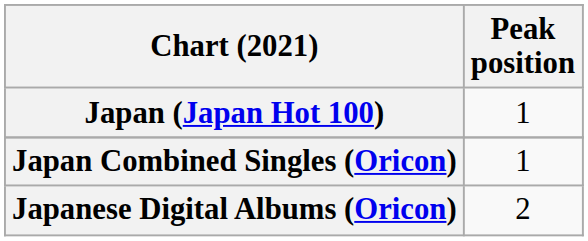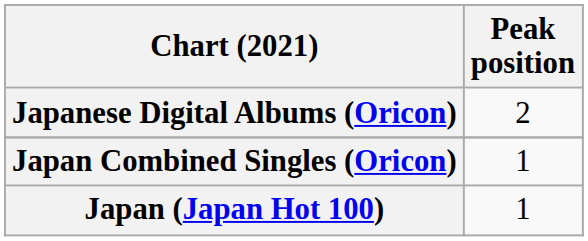rows swapped: (234, 112) <-> (234, 209)
